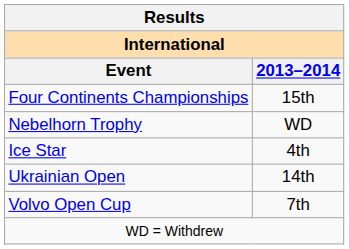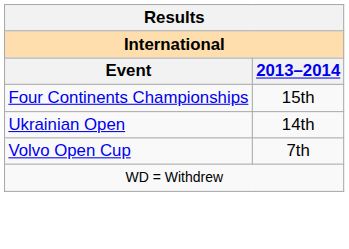- row: (75, 124)
- row: (37, 151)
